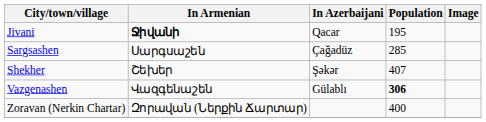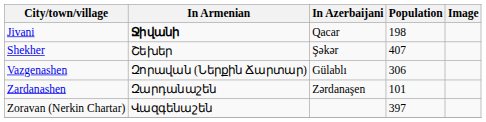(397, 32) 195 -> (397, 32) 198
- row: (33, 51)
(171, 89) Վազգենաշեն -> (219, 70) Զորավան (Ներքին Ճարտար)
(397, 89) bold -> (397, 70) normal
+ row: (36, 89)
(219, 108) Զորավան (Ներքին Ճարտար) -> (171, 108) Վազգենաշեն
(397, 108) 400 -> (397, 108) 397
